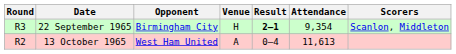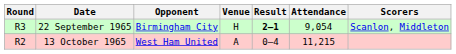(319, 27) 9,354 -> (319, 27) 9,054
(319, 41) 11,613 -> (319, 41) 11,215
